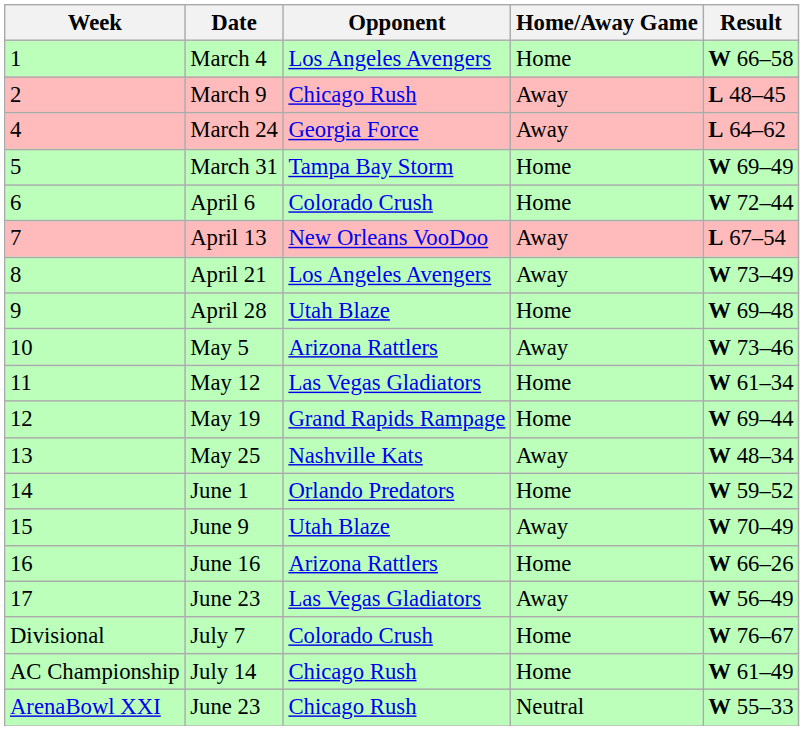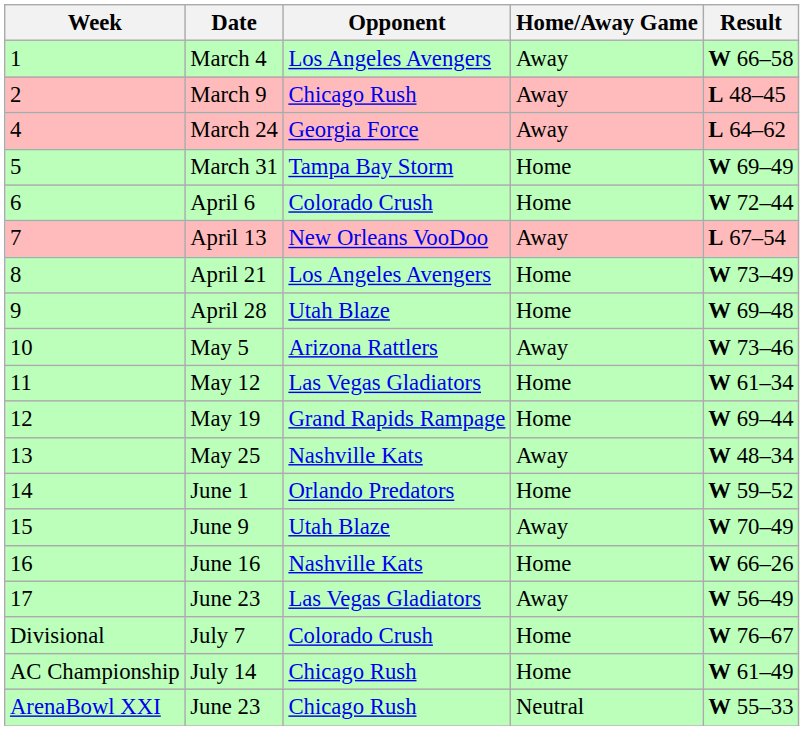(544, 58) Home -> (542, 58) Away
(542, 274) Away -> (544, 274) Home
(363, 563) Arizona Rattlers -> (356, 563) Nashville Kats
